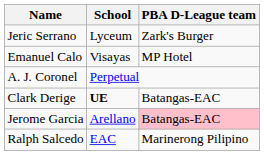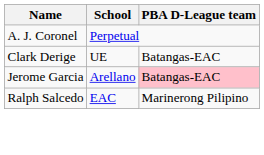- row: (42, 35)
- row: (45, 56)
(99, 98) bold -> (98, 56) normal
